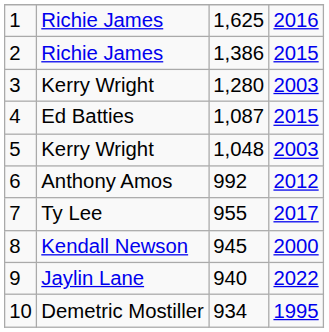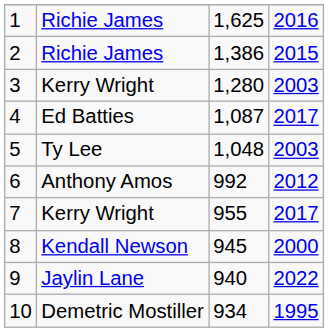(296, 117) 2015 -> (296, 117) 2017
(98, 149) Kerry Wright -> (72, 149) Ty Lee
(72, 213) Ty Lee -> (98, 213) Kerry Wright
